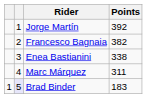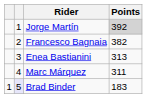(119, 27) no background -> (119, 27) lightgrey background
(119, 57) 338 -> (119, 57) 313
